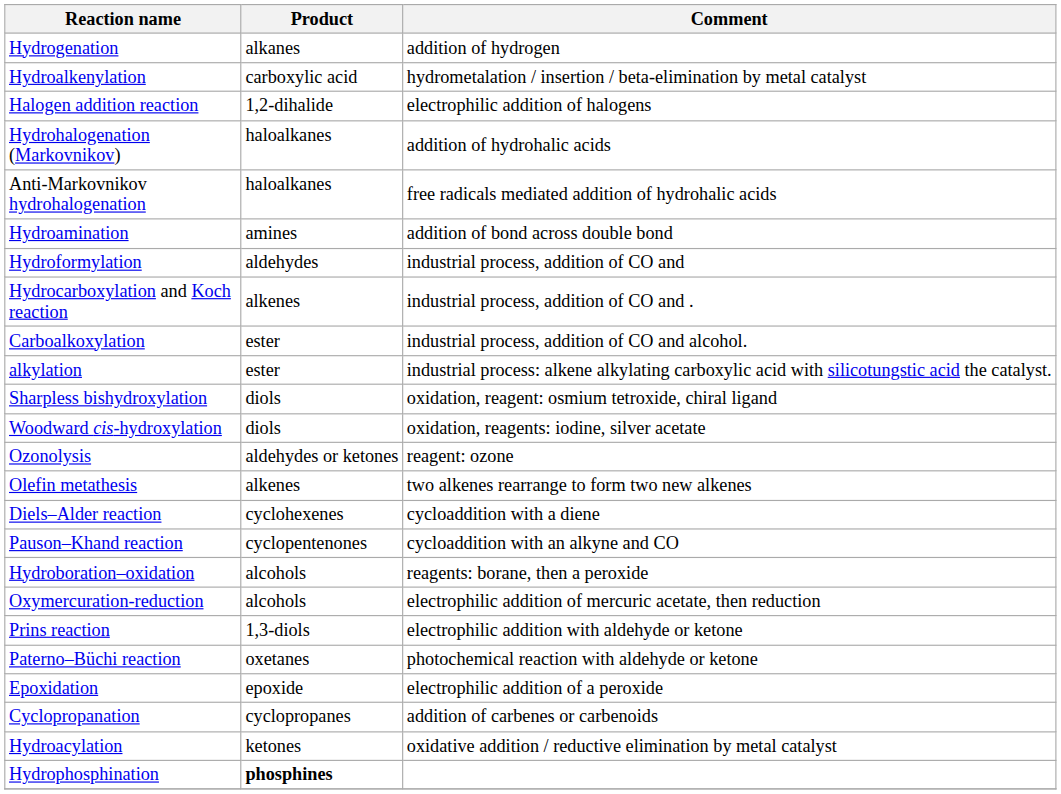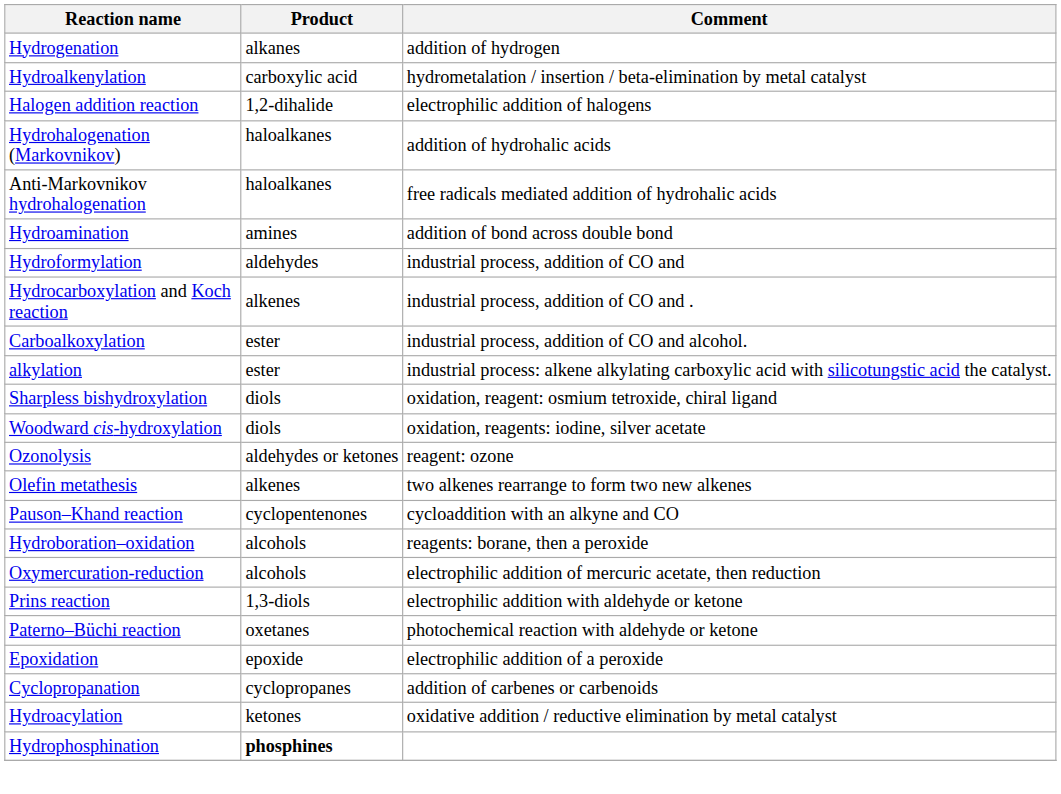- row: (85, 514)
